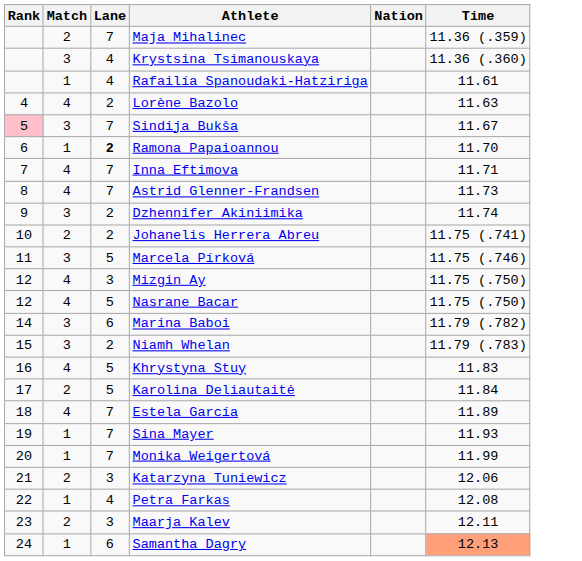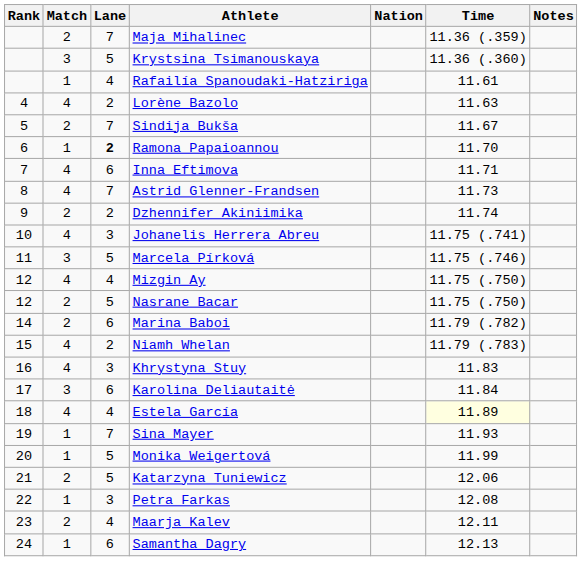+ column: (554, 16)
(110, 60) 4 -> (110, 60) 5
(24, 126) pink background -> (24, 126) no background
(67, 126) 3 -> (67, 126) 2
(110, 170) 7 -> (110, 170) 6
(67, 214) 3 -> (67, 214) 2
(67, 236) 2 -> (67, 236) 4
(110, 236) 2 -> (110, 236) 3
(110, 280) 3 -> (110, 280) 4
(67, 302) 4 -> (67, 302) 2
(67, 324) 3 -> (67, 324) 2
(67, 346) 3 -> (67, 346) 4
(110, 368) 5 -> (110, 368) 3
(67, 390) 2 -> (67, 390) 3
(110, 390) 5 -> (110, 390) 6
(110, 412) 7 -> (110, 412) 4
(478, 412) no background -> (478, 412) lightyellow background
(110, 456) 7 -> (110, 456) 5
(110, 478) 3 -> (110, 478) 5
(110, 500) 4 -> (110, 500) 3
(110, 522) 3 -> (110, 522) 4
(478, 544) lightsalmon background -> (478, 544) no background
